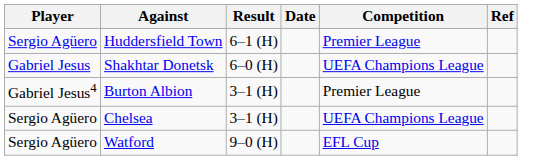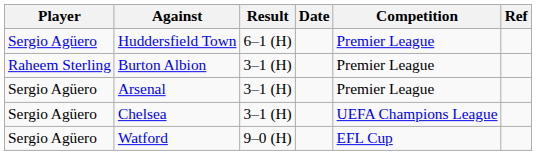- row: (159, 65)
(52, 91) Gabriel Jesus4 -> (59, 65) Raheem Sterling
+ row: (142, 89)
